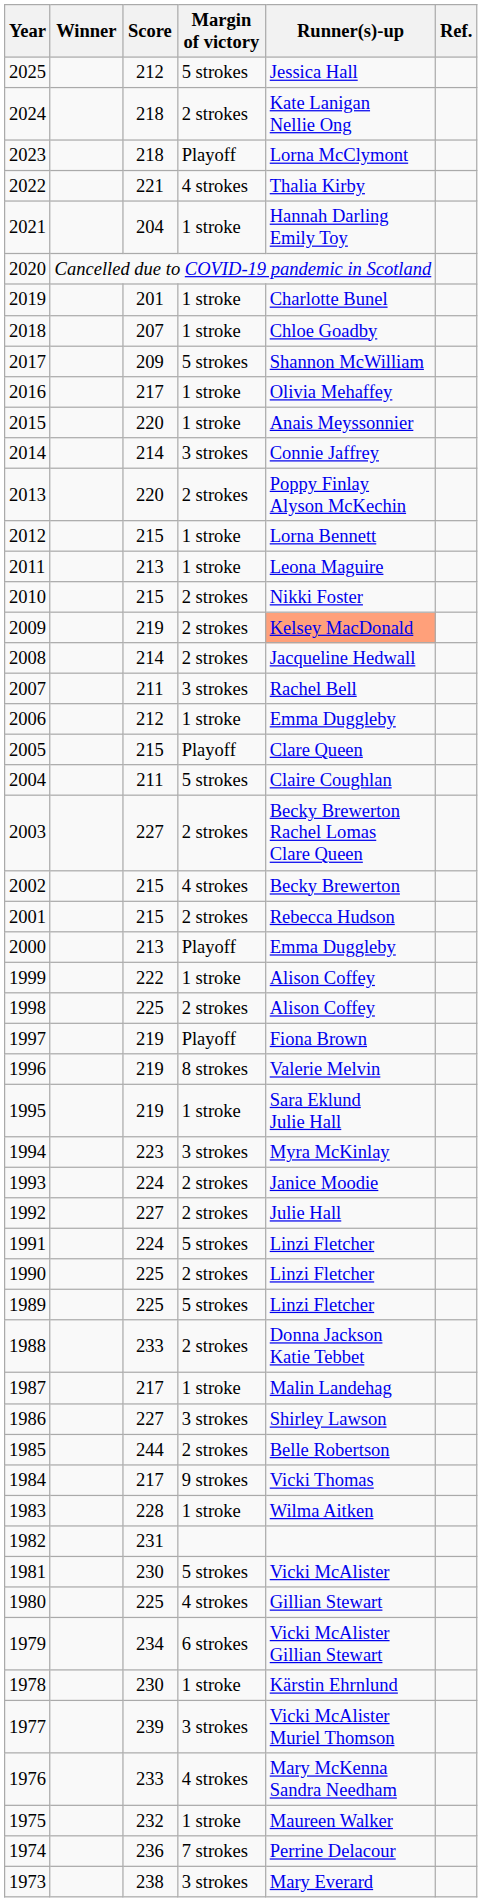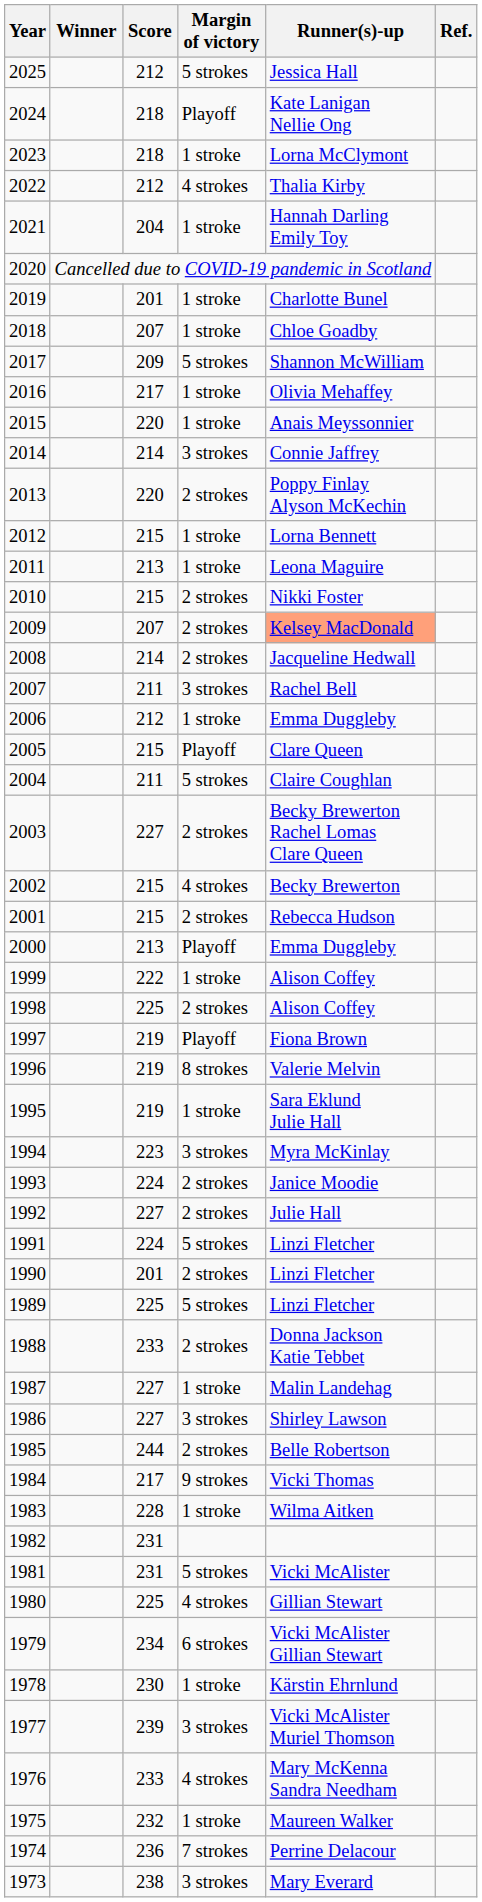(215, 114) 2 strokes -> (209, 114) Playoff
(209, 155) Playoff -> (211, 155) 1 stroke
(150, 186) 221 -> (150, 186) 212
(150, 627) 219 -> (150, 627) 207
(150, 1274) 225 -> (150, 1274) 201
(150, 1388) 217 -> (150, 1388) 227
(150, 1571) 230 -> (150, 1571) 231
